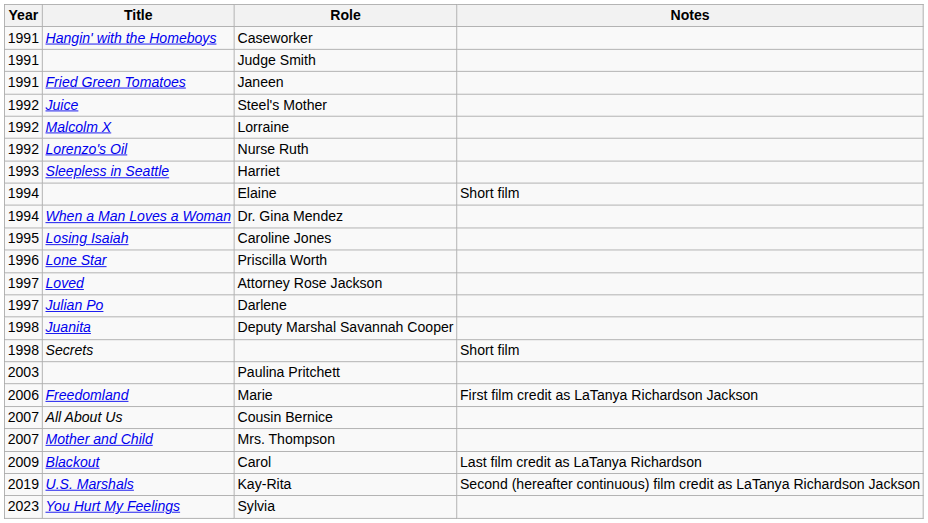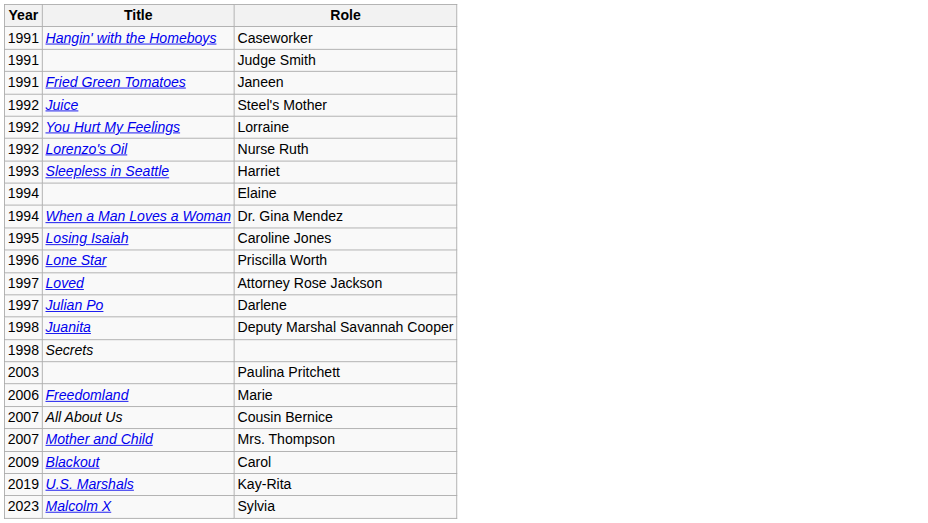- column: (690, 15)
(78, 127) Malcolm X -> (113, 127) You Hurt My Feelings
(113, 506) You Hurt My Feelings -> (78, 506) Malcolm X
